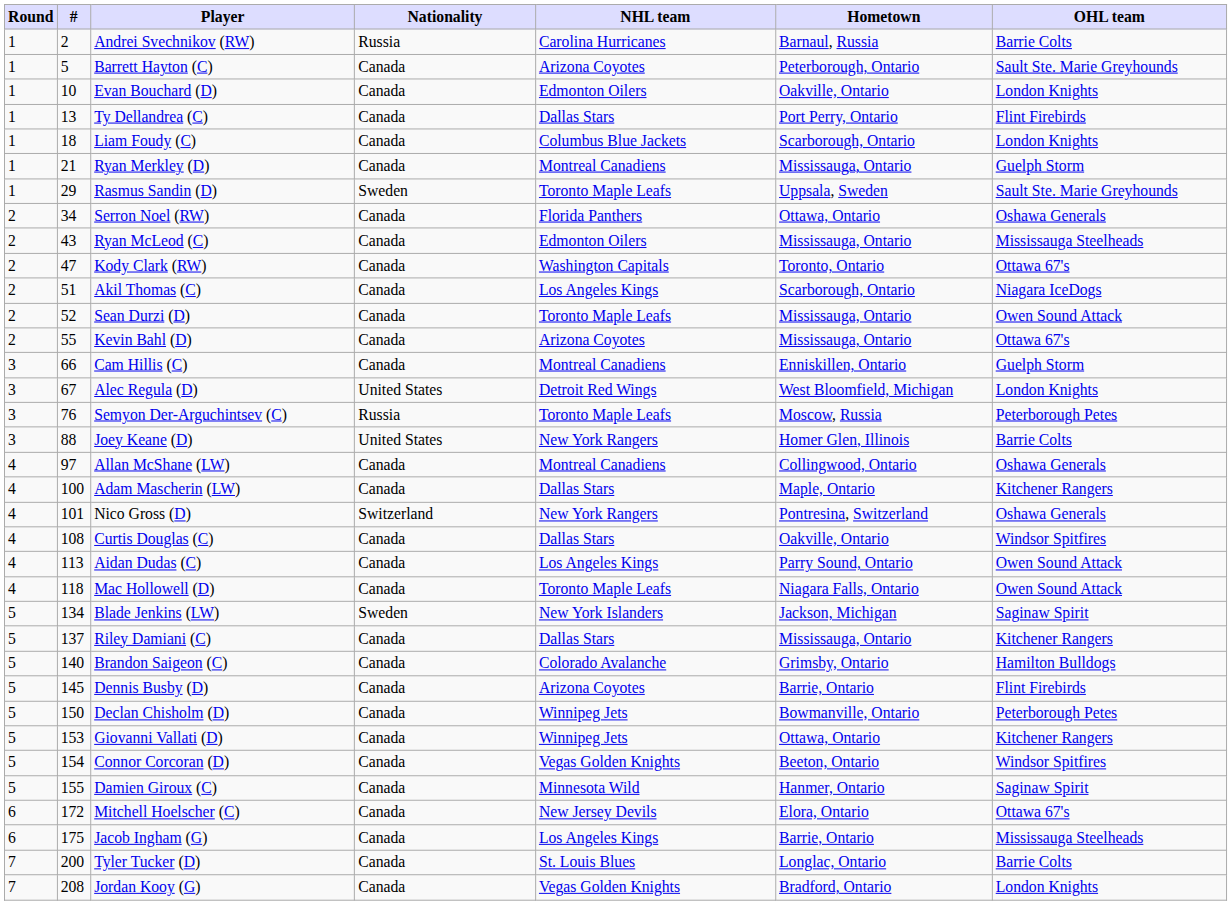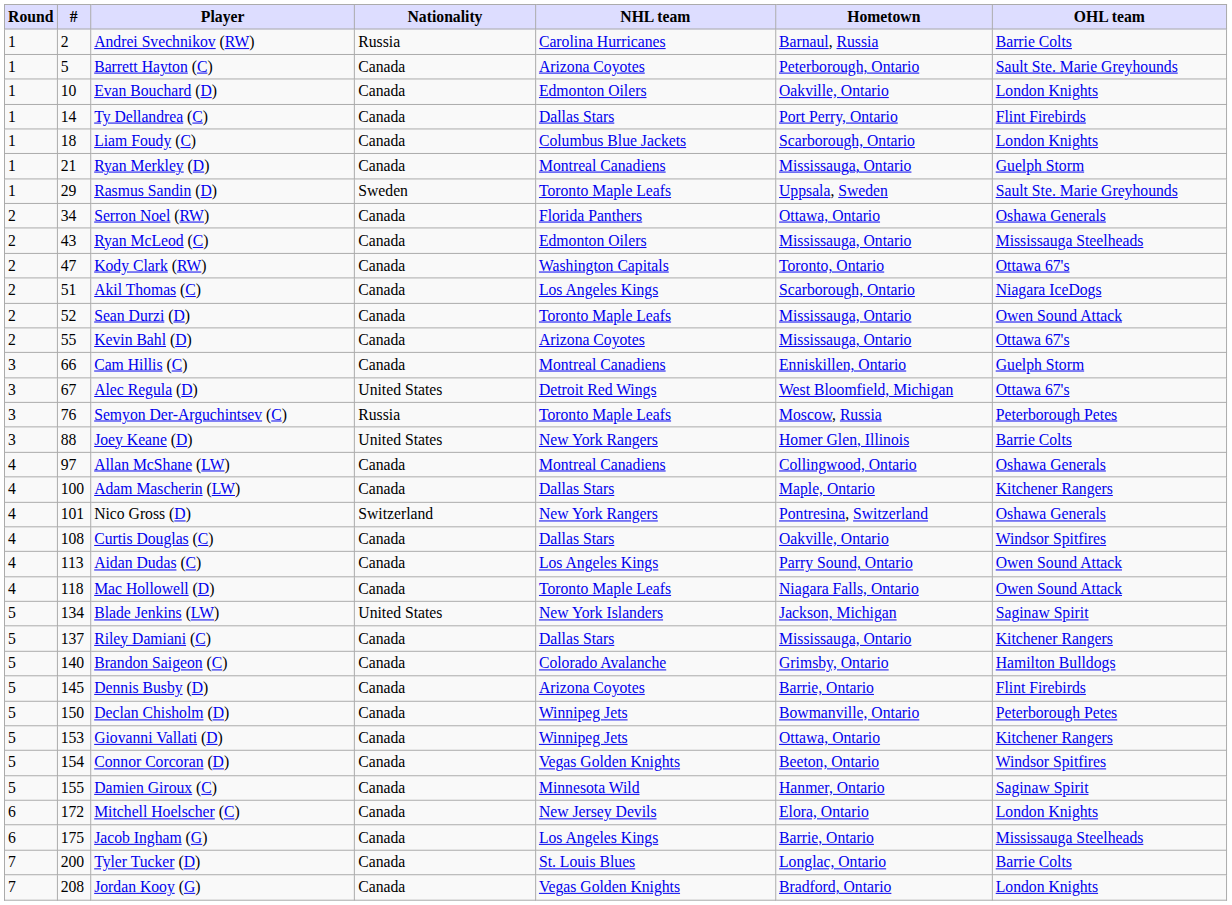(68, 116) 13 -> (68, 116) 14
(1047, 389) London Knights -> (1033, 389) Ottawa 67's
(383, 613) Sweden -> (400, 613) United States
(1033, 812) Ottawa 67's -> (1047, 812) London Knights
